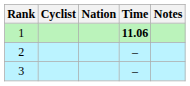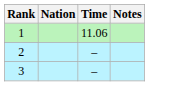- column: (58, 14)
(135, 33) bold -> (94, 33) normal
